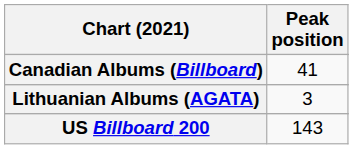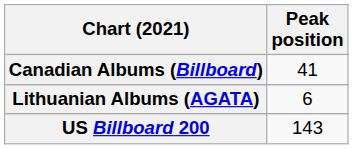(308, 98) 3 -> (308, 98) 6
